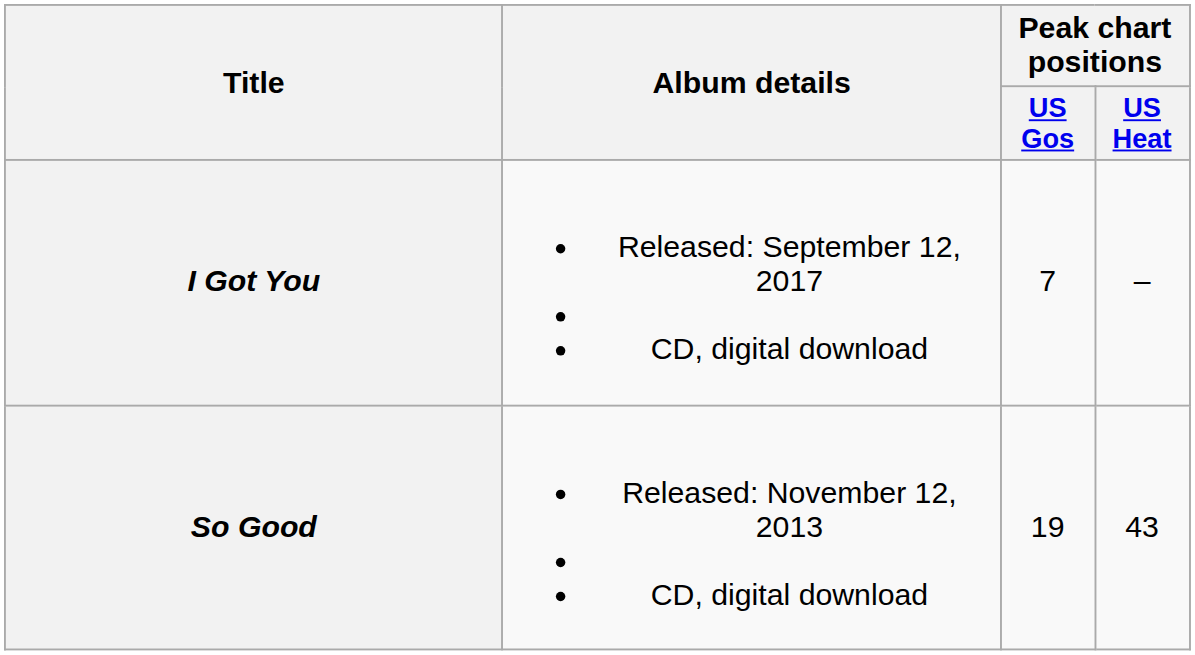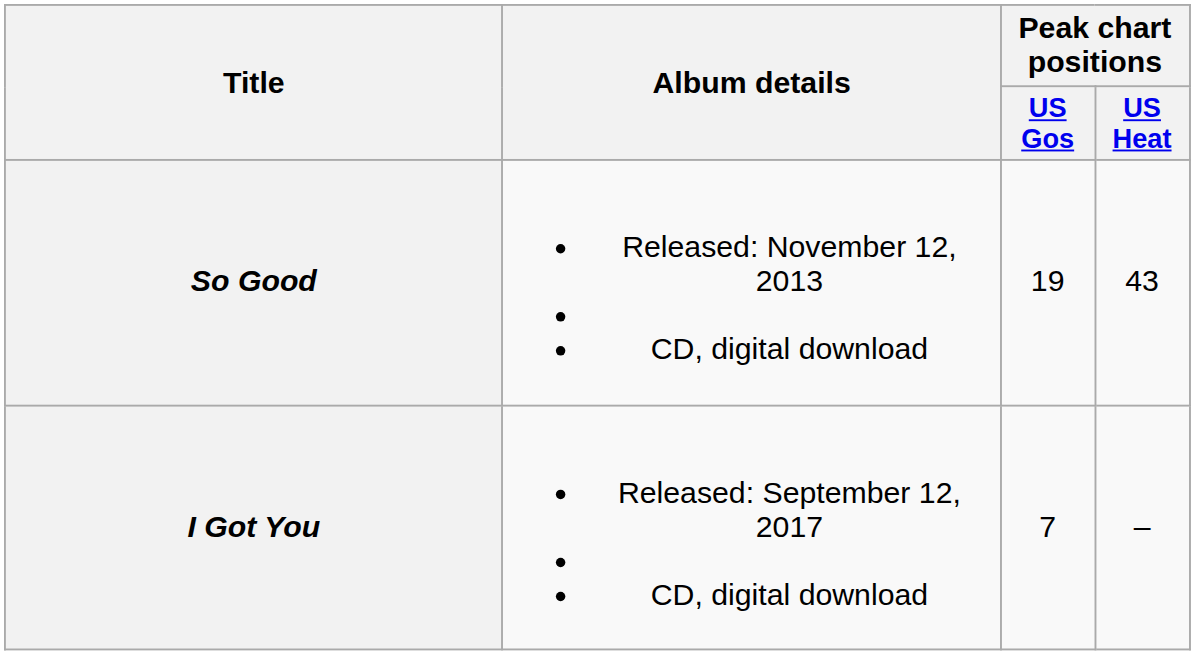rows swapped: (254, 281) <-> (254, 526)
